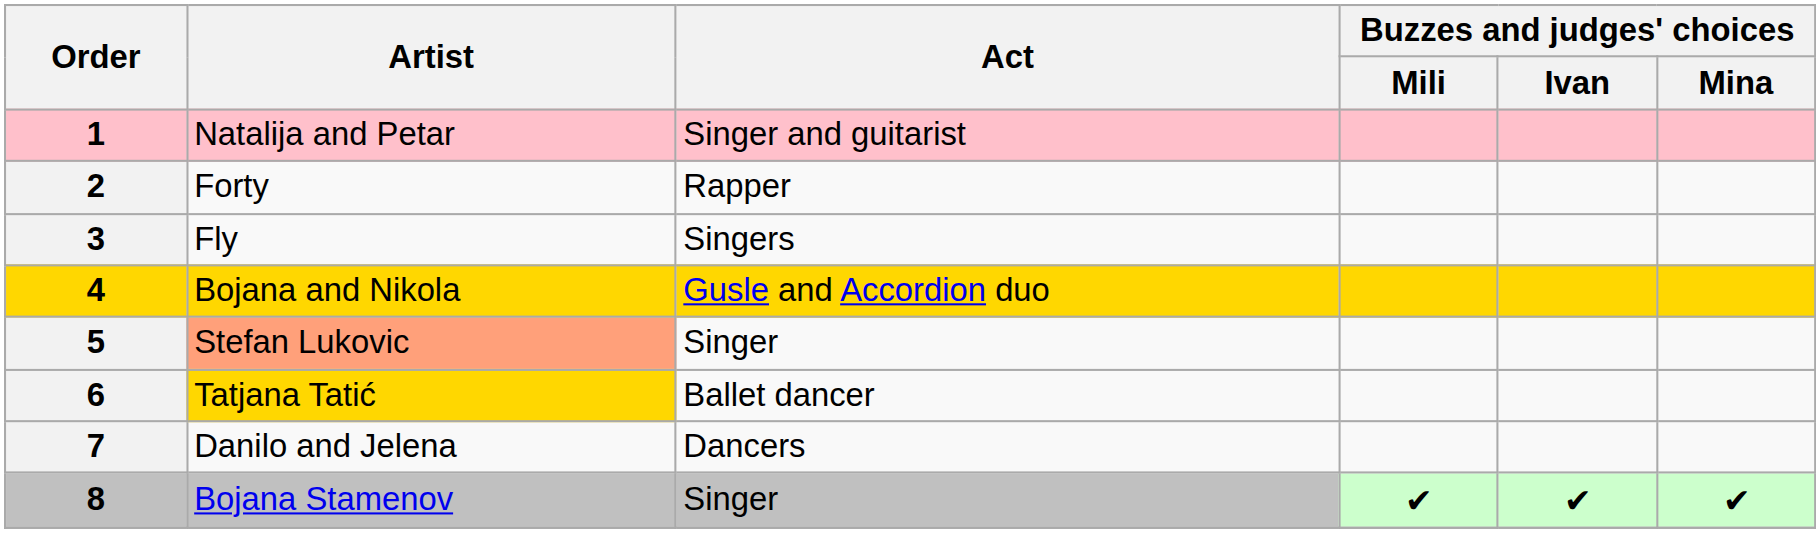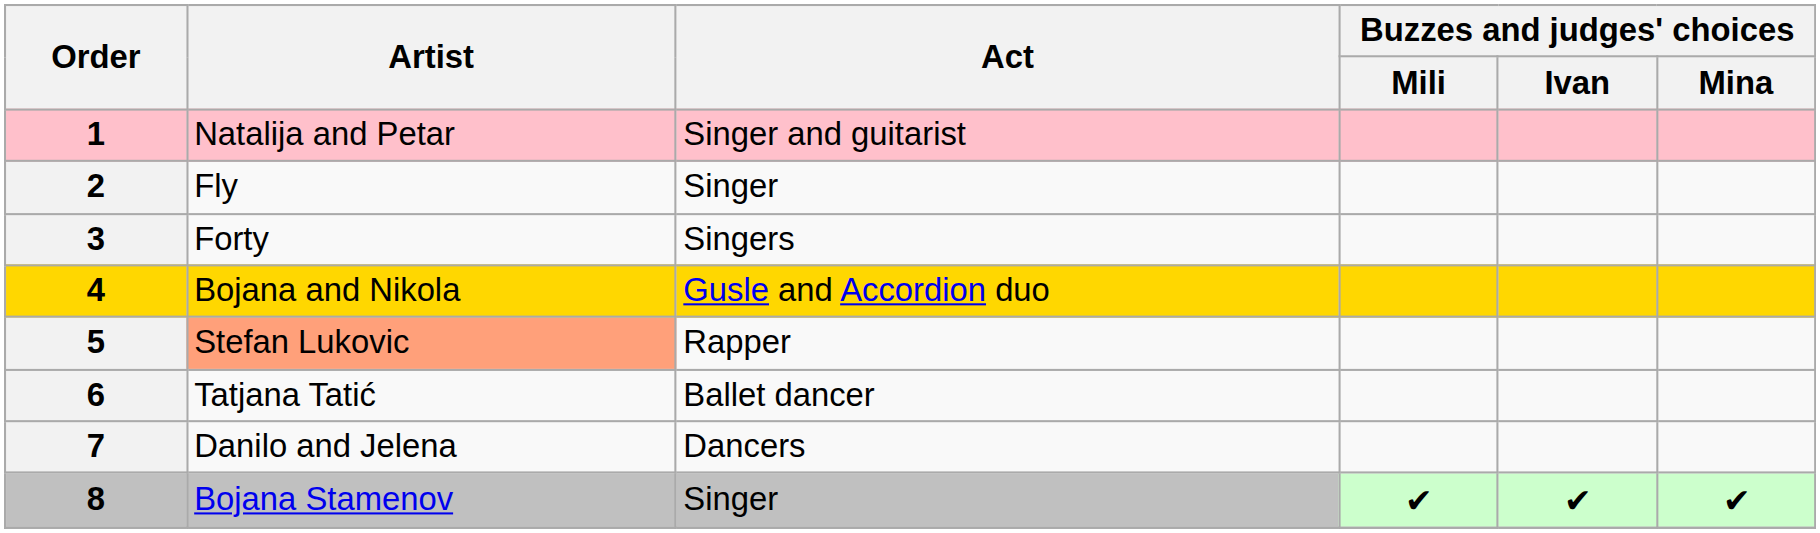(232, 186) Forty -> (216, 186) Fly
(737, 186) Rapper -> (731, 186) Singer
(216, 238) Fly -> (232, 238) Forty
(731, 342) Singer -> (737, 342) Rapper
(285, 394) gold background -> (285, 394) no background
